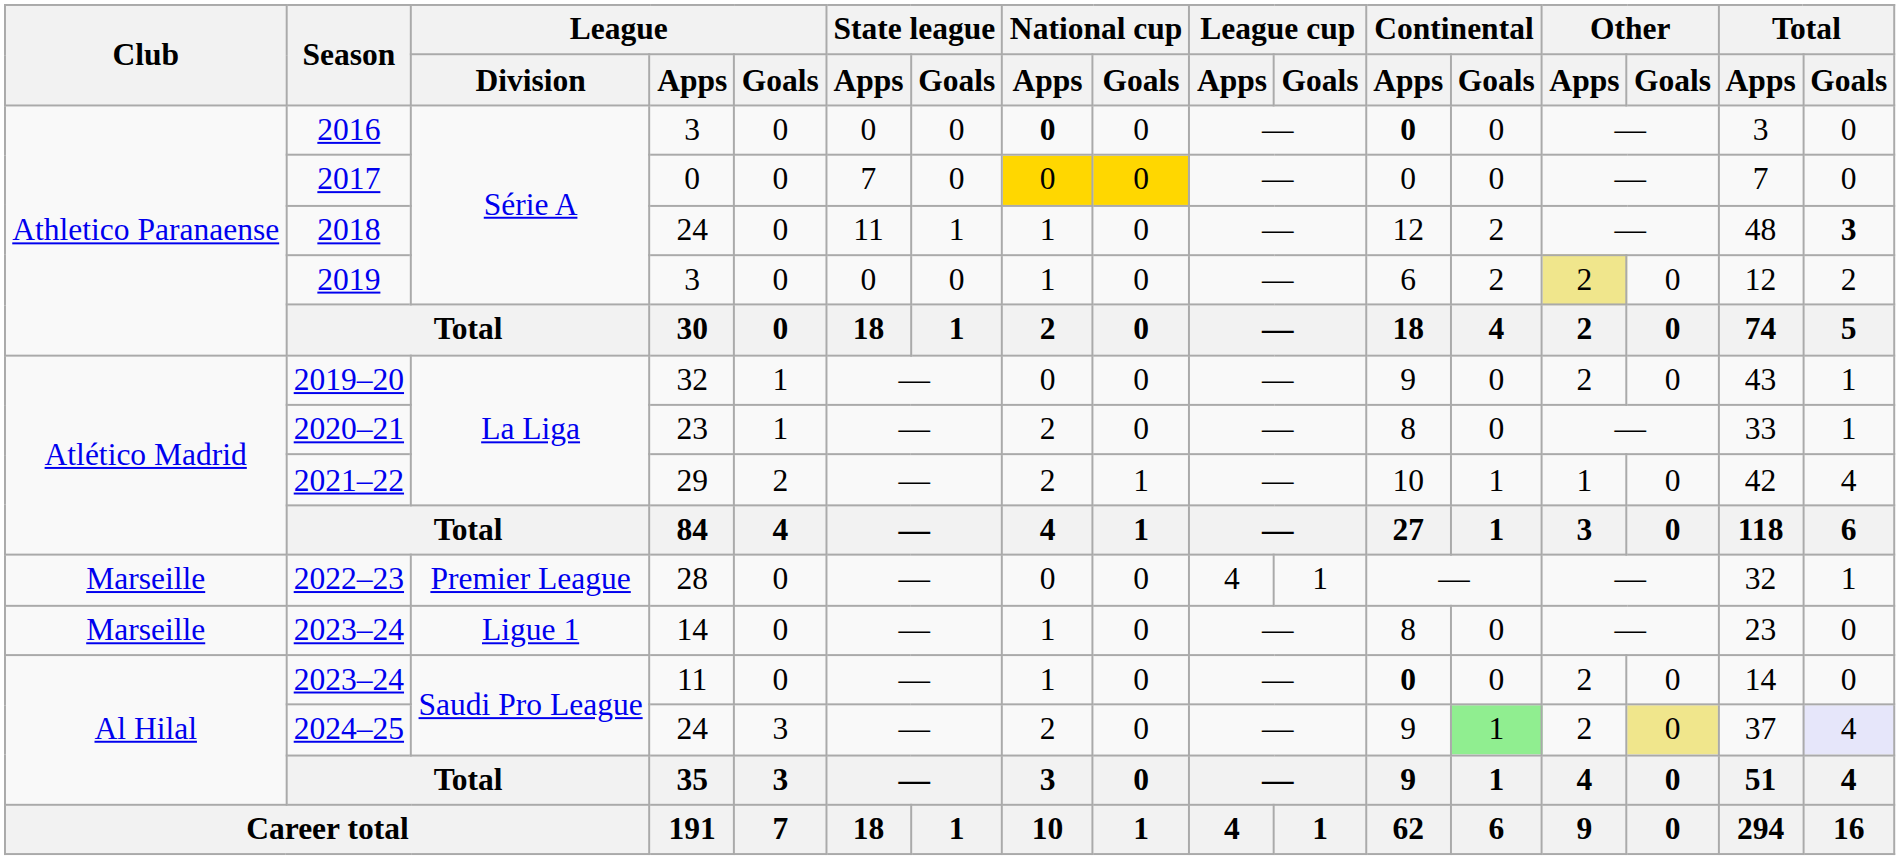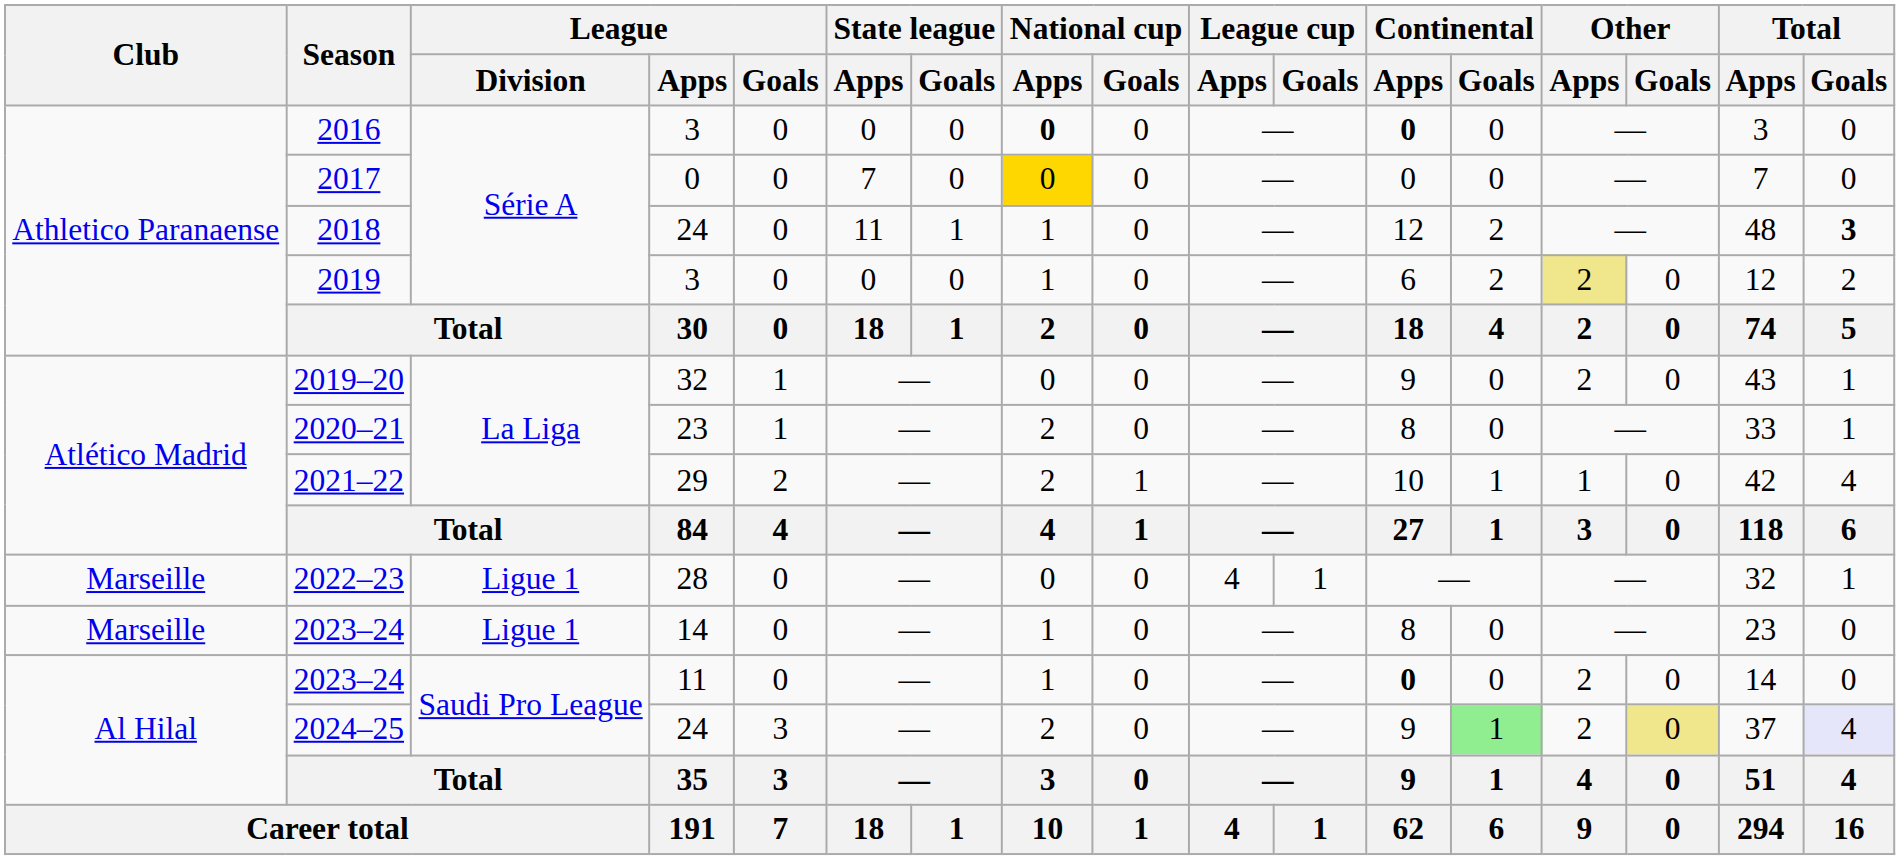(1141, 179) gold background -> (1141, 179) no background
(531, 579) Premier League -> (531, 579) Ligue 1
